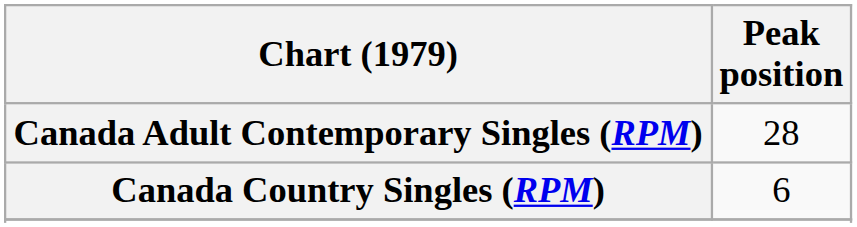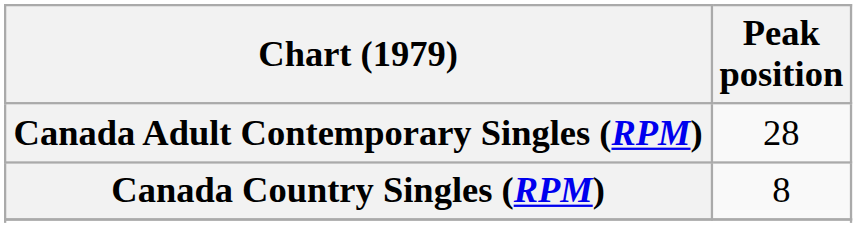(781, 190) 6 -> (781, 190) 8
